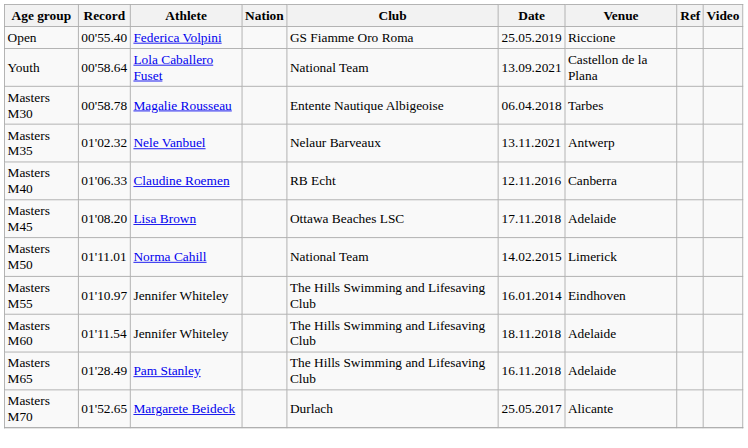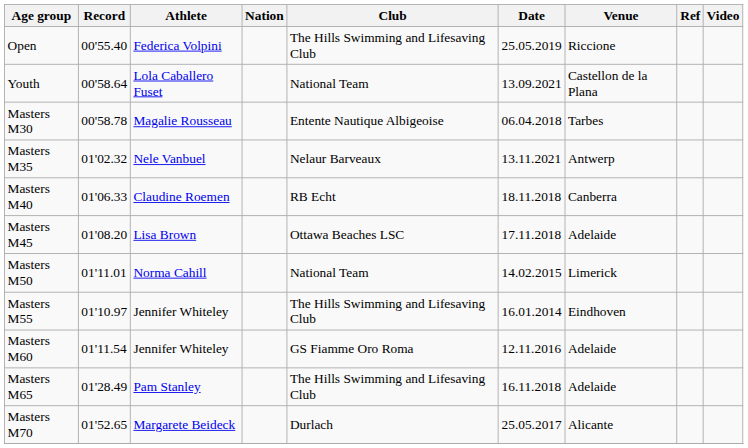(352, 37) GS Fiamme Oro Roma -> (388, 45) The Hills Swimming and Lifesaving Club
(531, 181) 12.11.2016 -> (531, 197) 18.11.2018
(388, 333) The Hills Swimming and Lifesaving Club -> (352, 348) GS Fiamme Oro Roma
(531, 333) 18.11.2018 -> (531, 348) 12.11.2016
